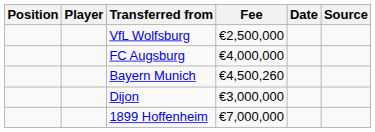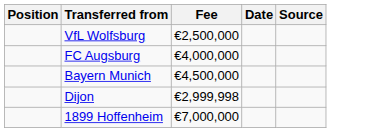- column: (84, 14)
(251, 76) €4,500,260 -> (207, 76) €4,500,000
(251, 96) €3,000,000 -> (207, 96) €2,999,998
